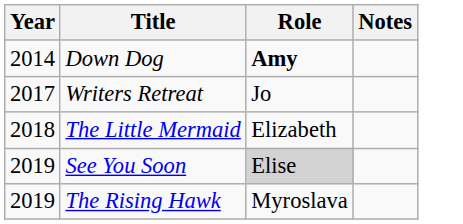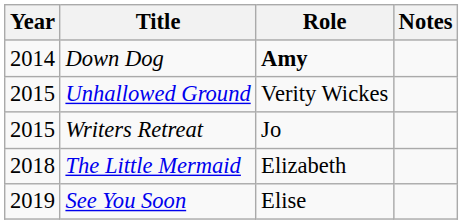+ row: (158, 93)
(32, 93) 2017 -> (32, 129) 2015
(274, 165) lightgrey background -> (284, 201) no background
- row: (143, 201)
